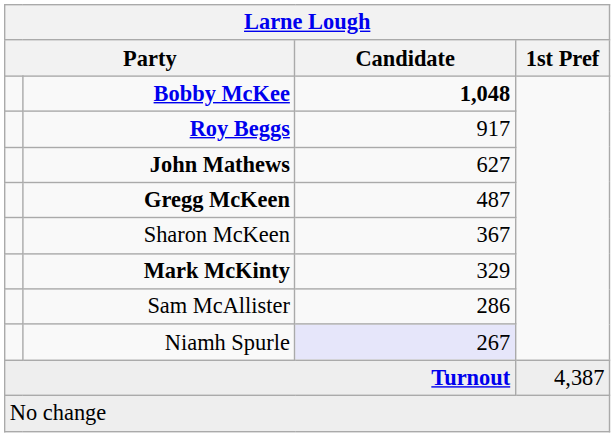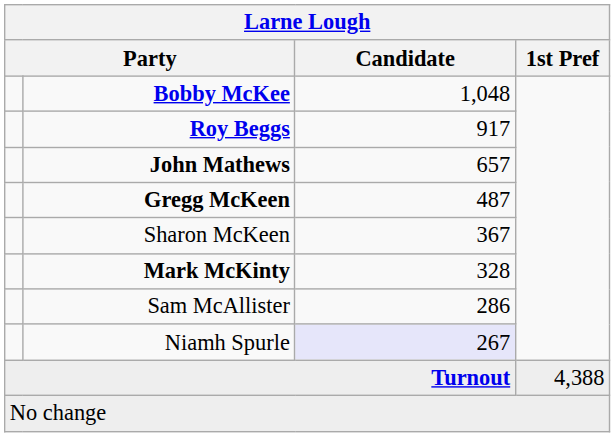(485, 93) bold -> (485, 93) normal
(493, 164) 627 -> (493, 164) 657
(493, 270) 329 -> (493, 270) 328
(579, 377) 4,387 -> (579, 377) 4,388
